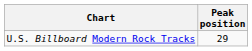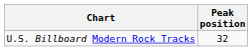(223, 39) 29 -> (223, 39) 32
